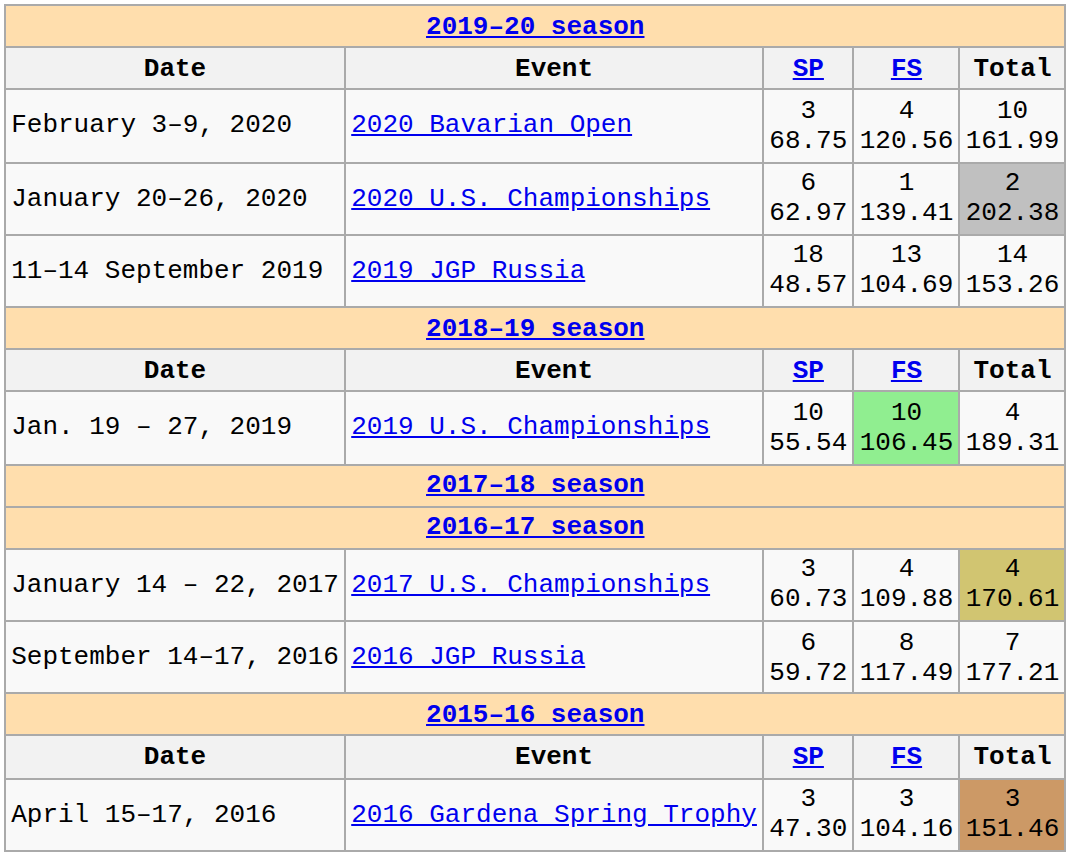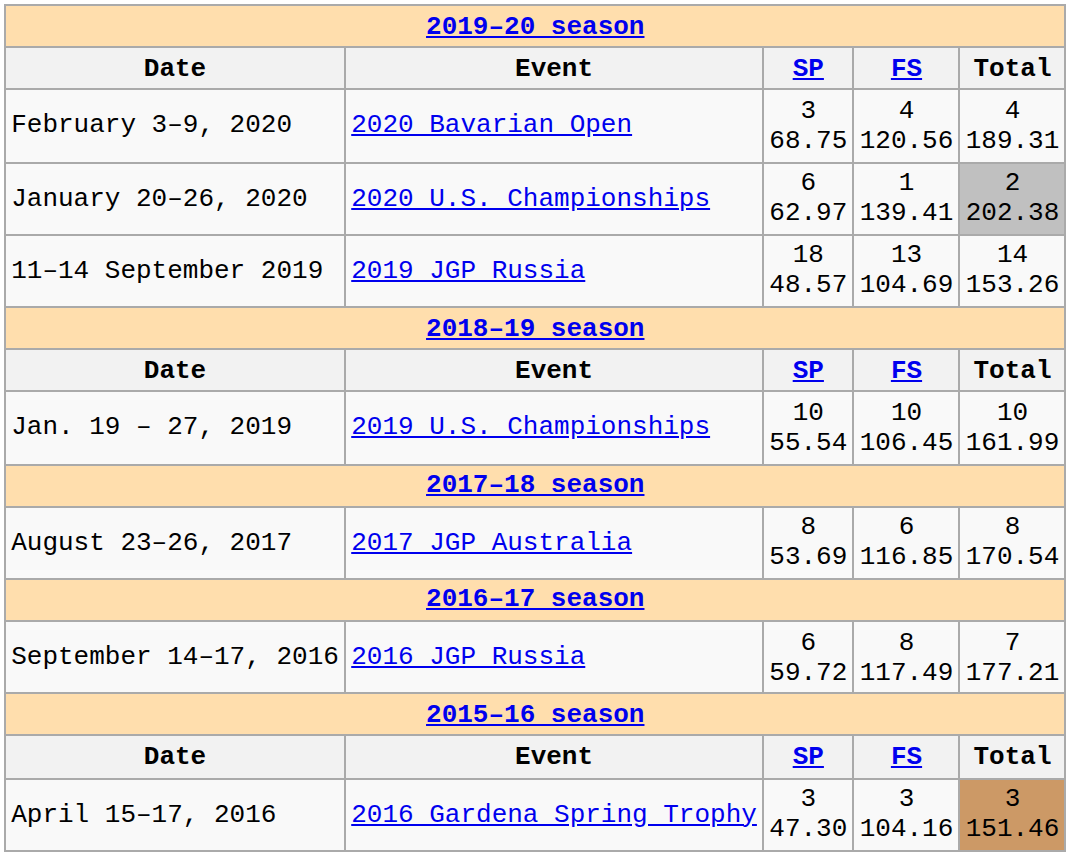(1012, 126) 10 161.99 -> (1012, 126) 4 189.31
(906, 428) lightgreen background -> (906, 428) no background
(1012, 428) 4 189.31 -> (1012, 428) 10 161.99
+ row: (152, 543)
- row: (175, 585)
